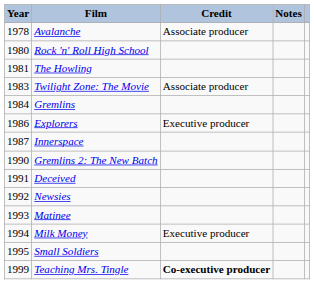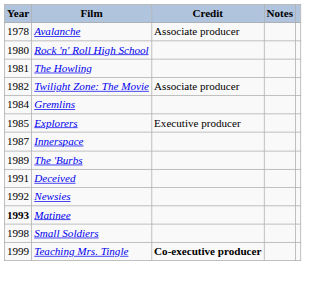(18, 87) 1983 -> (18, 87) 1982
(18, 123) 1986 -> (18, 123) 1985
+ row: (58, 160)
- row: (96, 160)
(18, 215) normal -> (18, 215) bold
- row: (61, 233)
(18, 251) 1995 -> (18, 233) 1998
